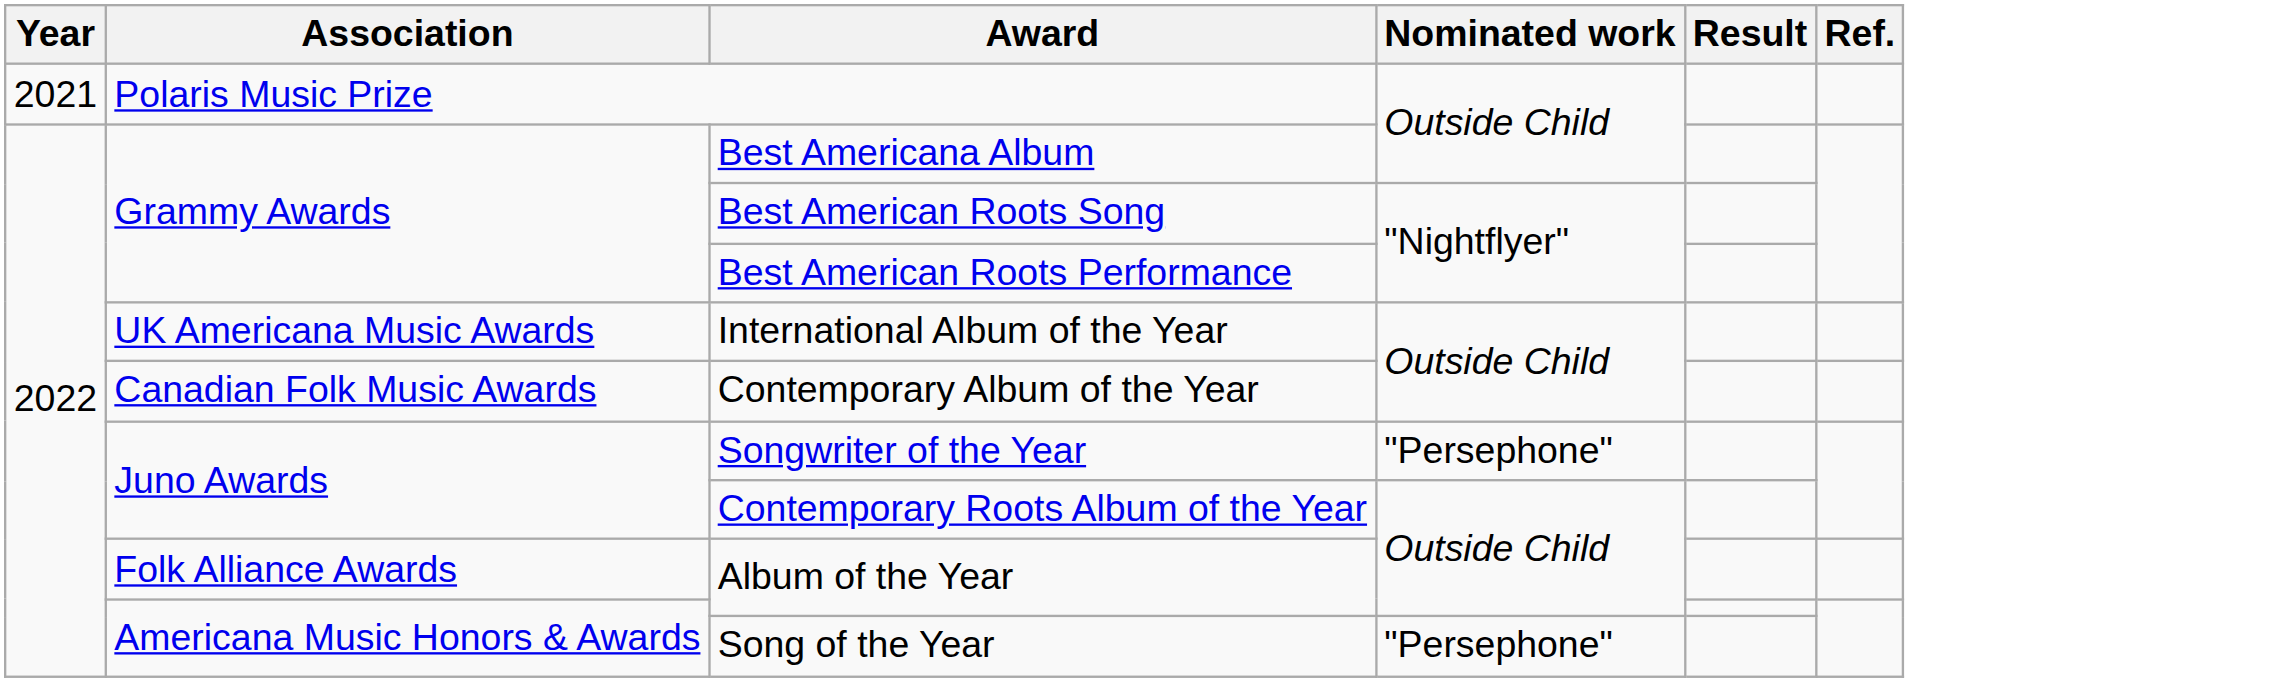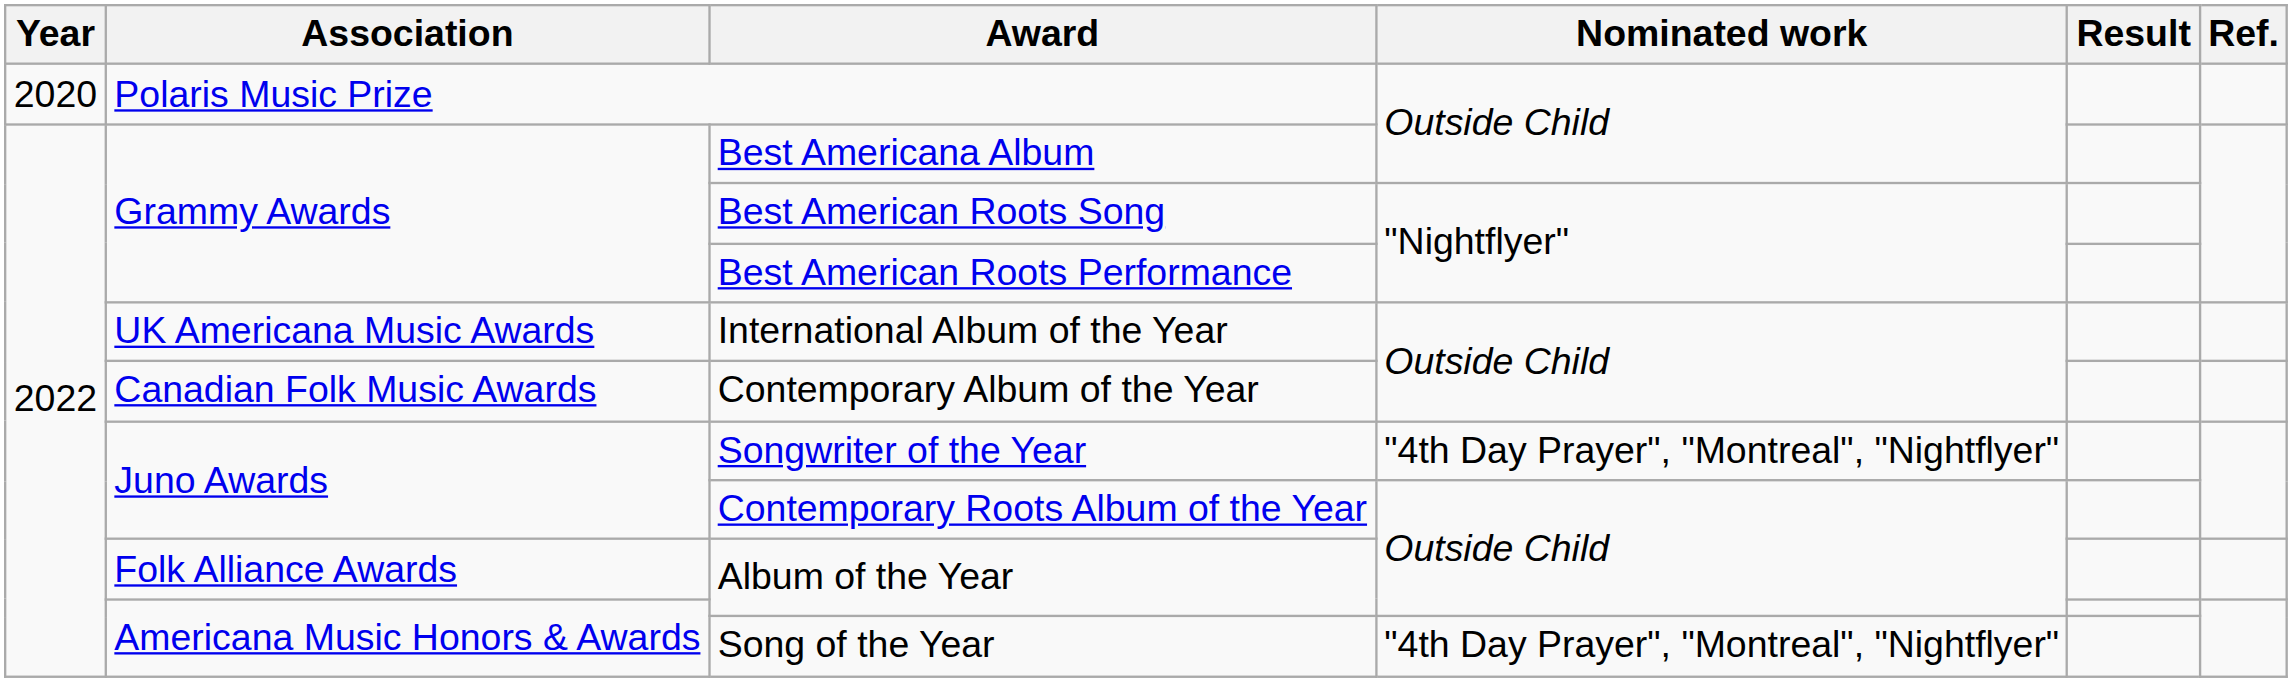(55, 93) 2021 -> (55, 93) 2020
(1499, 449) "Persephone" -> (1722, 449) "4th Day Prayer", "Montreal", "Nightflyer"
(1499, 645) "Persephone" -> (1722, 645) "4th Day Prayer", "Montreal", "Nightflyer"
